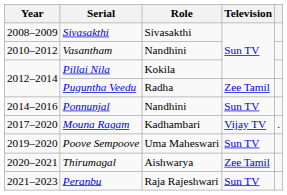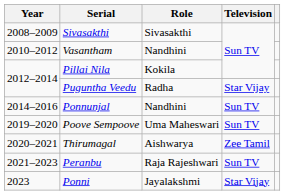(247, 88) Zee Tamil -> (247, 88) Star Vijay
- row: (96, 125)
+ row: (76, 180)
